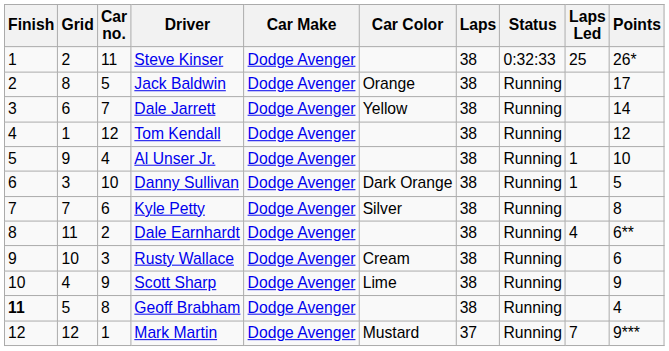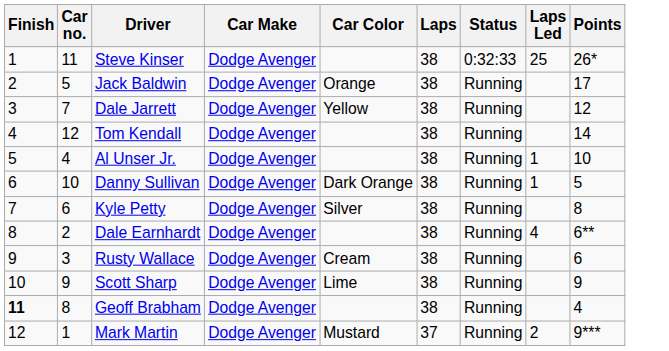- column: (78, 25)
(622, 109) 14 -> (582, 109) 12
(622, 134) 12 -> (582, 134) 14
(573, 332) 7 -> (534, 332) 2
